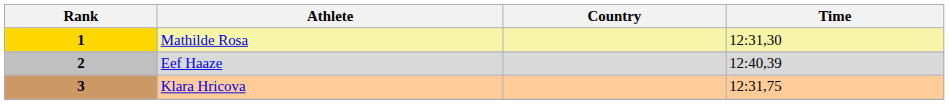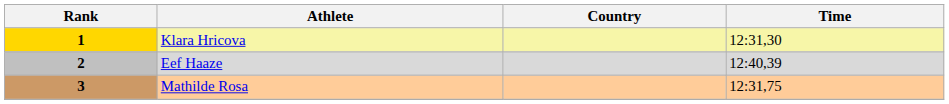(204, 39) Mathilde Rosa -> (203, 39) Klara Hricova
(203, 87) Klara Hricova -> (204, 87) Mathilde Rosa
